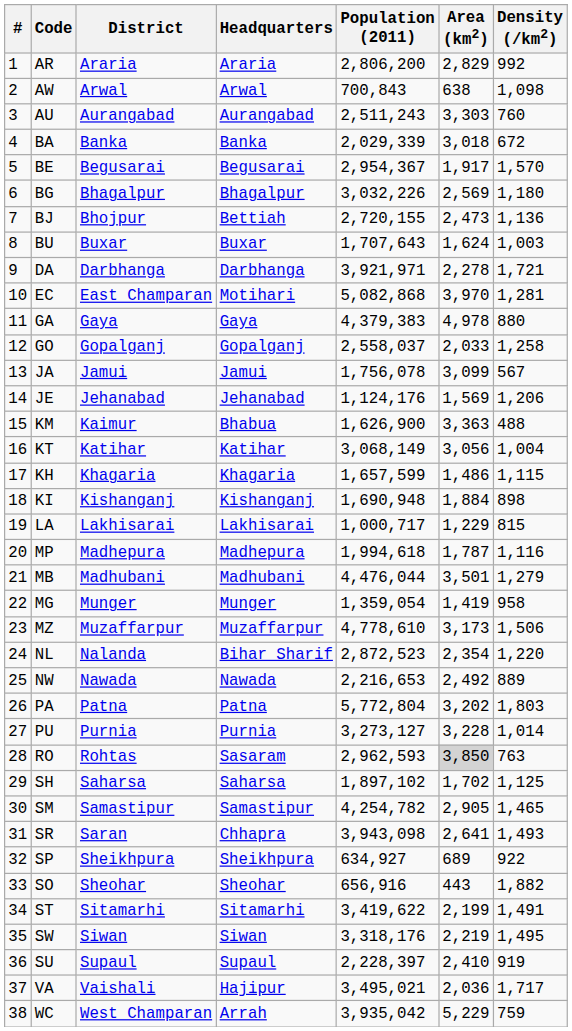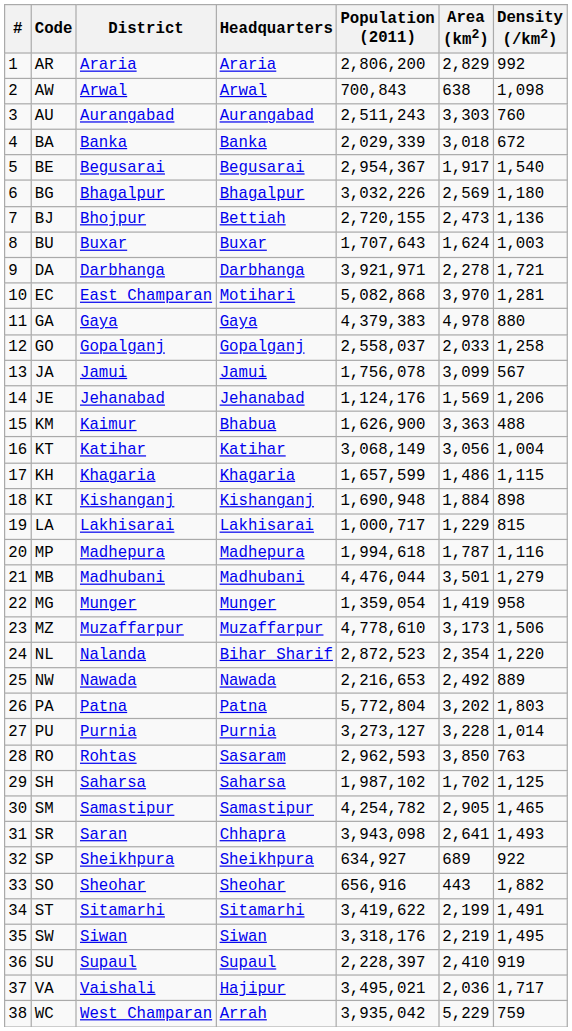(521, 168) 1,570 -> (521, 168) 1,540
(466, 757) lightgrey background -> (466, 757) no background
(383, 783) 1,897,102 -> (383, 783) 1,987,102
